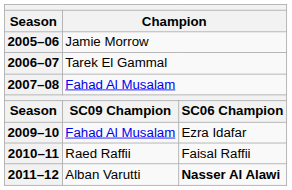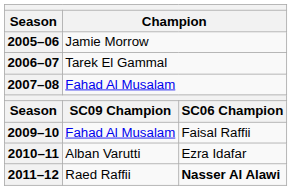(214, 132) Ezra Idafar -> (216, 132) Faisal Raffii
(98, 153) Raed Raffii -> (103, 153) Alban Varutti
(216, 153) Faisal Raffii -> (214, 153) Ezra Idafar
(103, 174) Alban Varutti -> (98, 174) Raed Raffii
